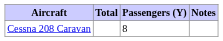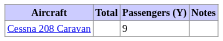(125, 28) 8 -> (125, 28) 9
